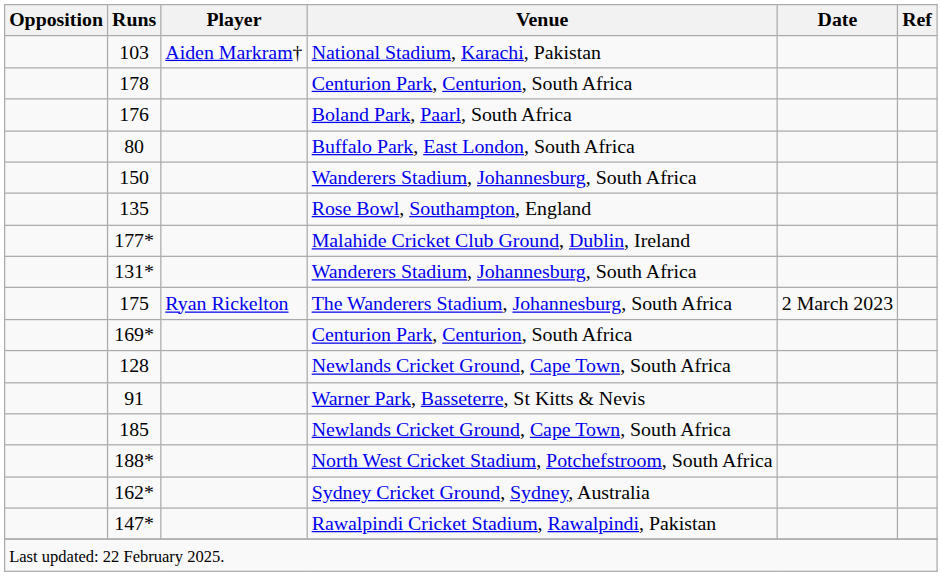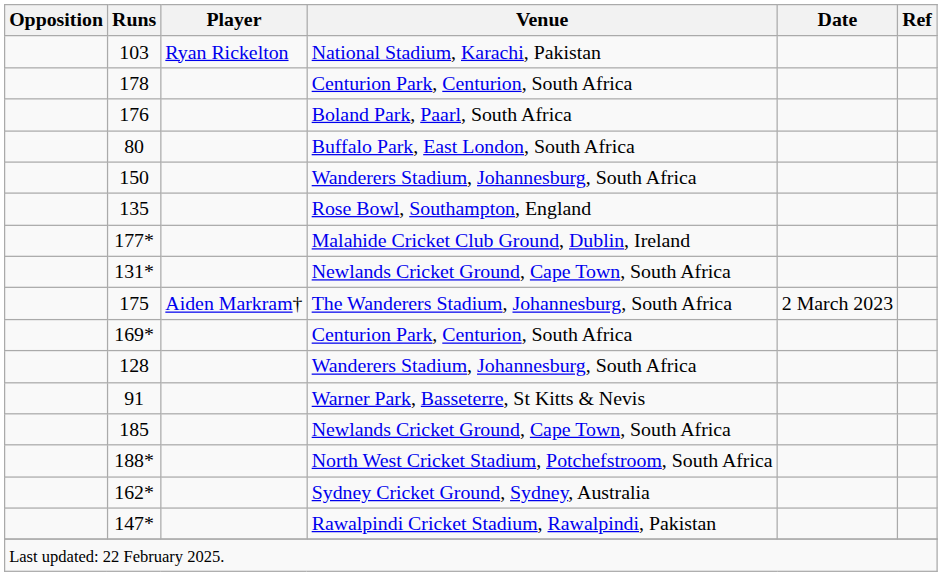(234, 51) Aiden Markram† -> (227, 51) Ryan Rickelton
(504, 271) Wanderers Stadium, Johannesburg, South Africa -> (521, 271) Newlands Cricket Ground, Cape Town, South Africa
(227, 303) Ryan Rickelton -> (234, 303) Aiden Markram†
(521, 366) Newlands Cricket Ground, Cape Town, South Africa -> (504, 366) Wanderers Stadium, Johannesburg, South Africa
